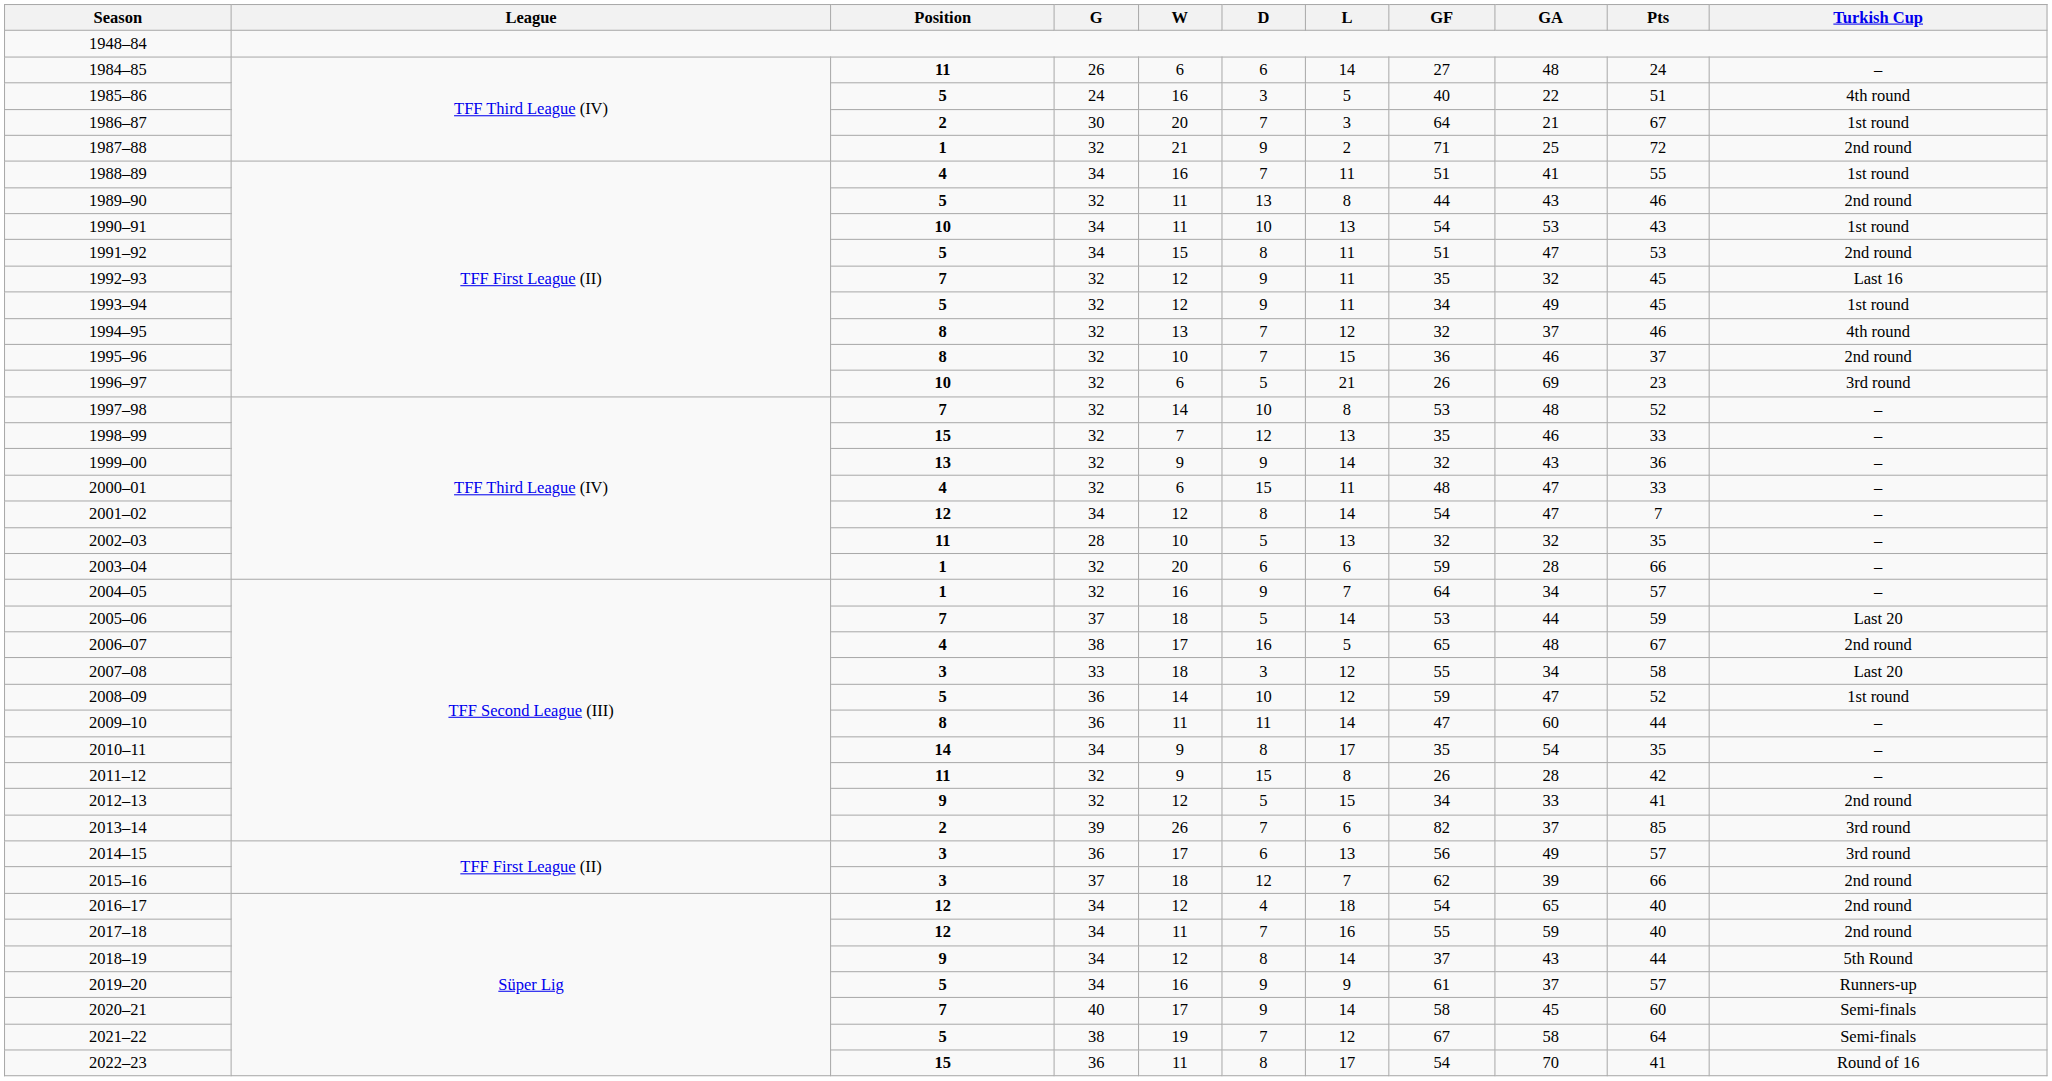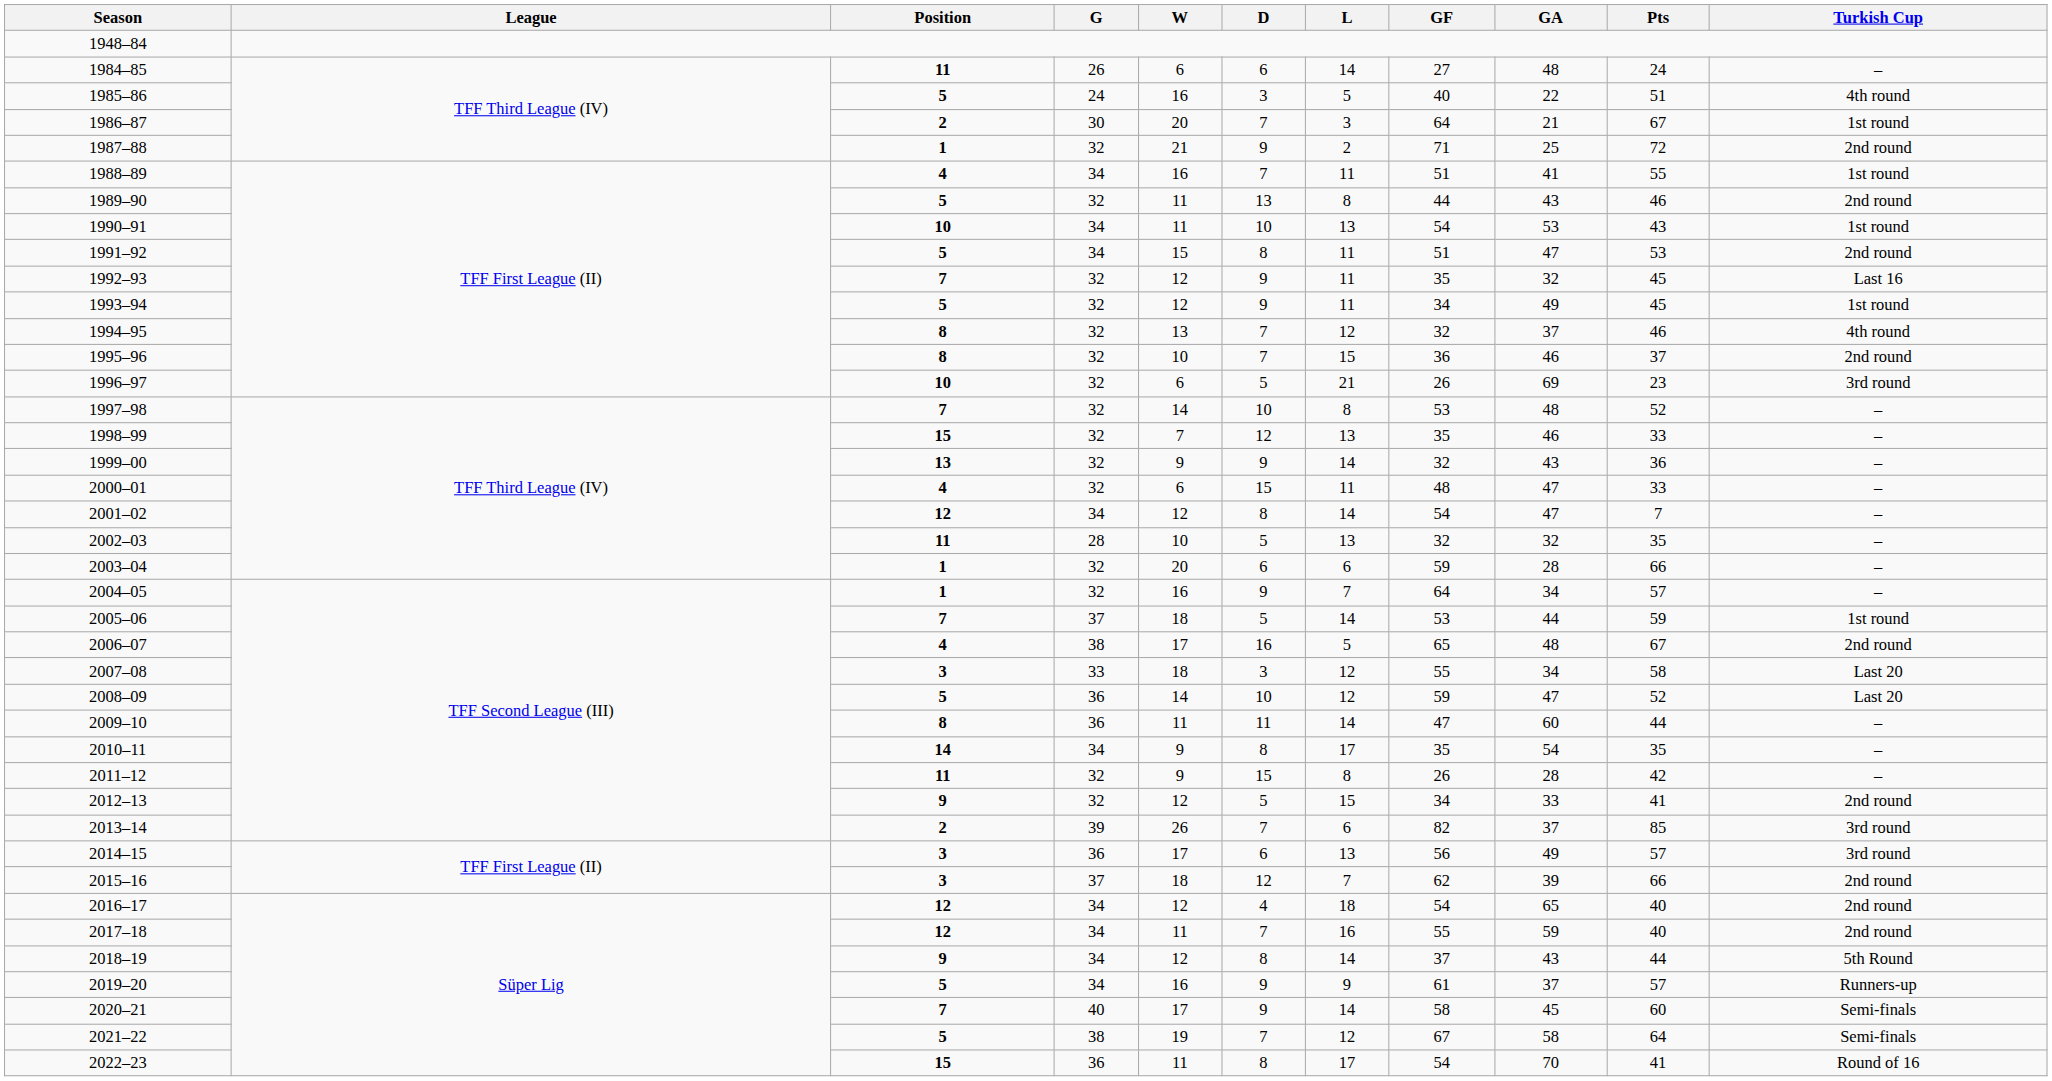(1878, 618) Last 20 -> (1878, 618) 1st round
(1878, 697) 1st round -> (1878, 697) Last 20
